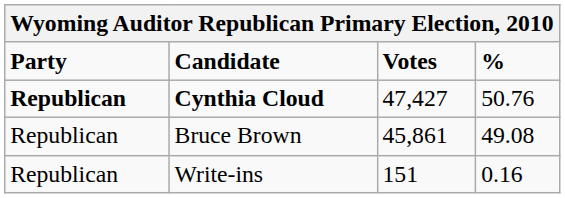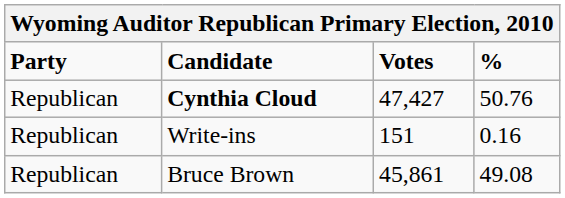(68, 98) bold -> (64, 98) normal
rows swapped: (238, 135) <-> (219, 173)
